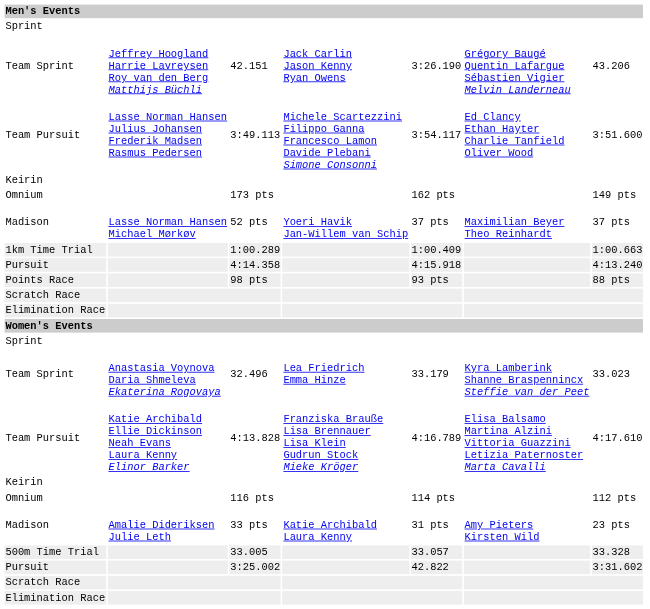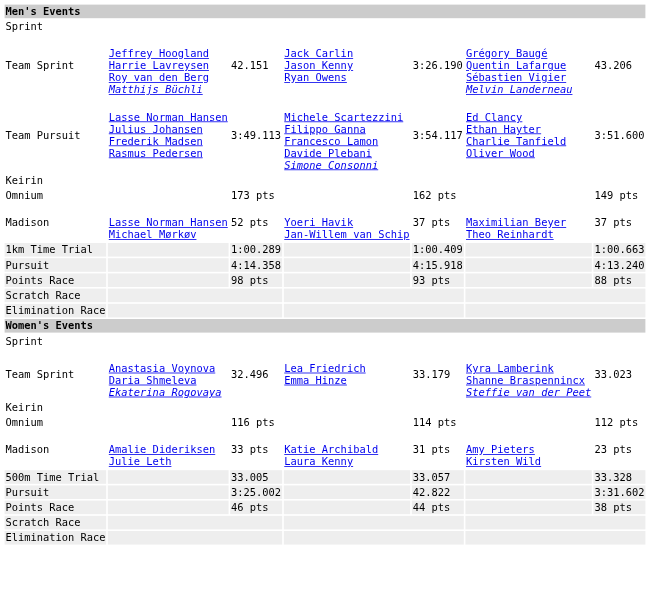- row: (43, 437)
+ row: (40, 507)
